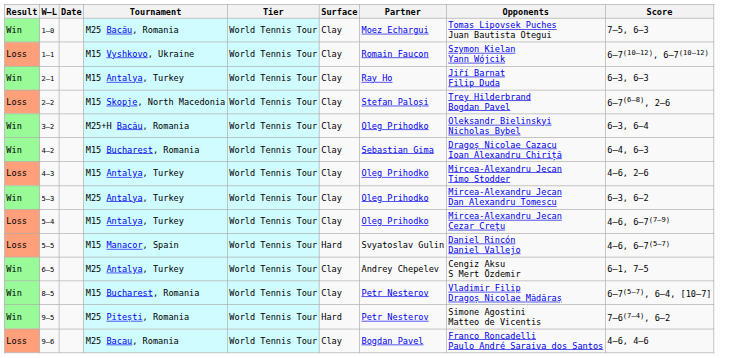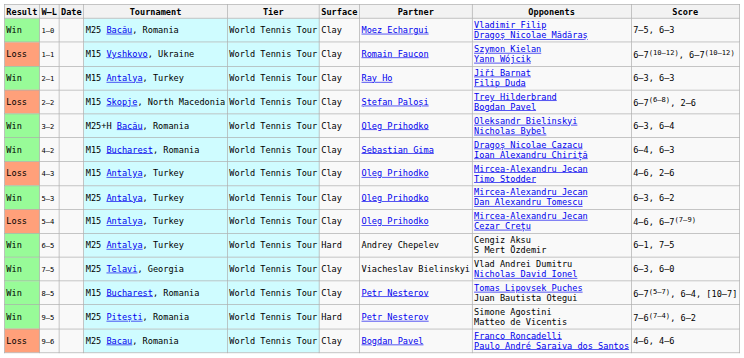(502, 30) Tomas Lipovsek Puches Juan Bautista Otegui -> (531, 30) Vladimir Filip Dragoș Nicolae Mădăraș
- row: (48, 246)
(332, 269) Clay -> (332, 245) Hard
+ row: (48, 270)
(505, 293) Vladimir Filip Dragoș Nicolae Mădăraș -> (528, 293) Tomas Lipovsek Puches Juan Bautista Otegui
